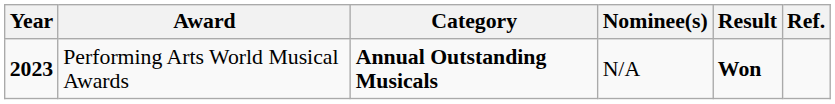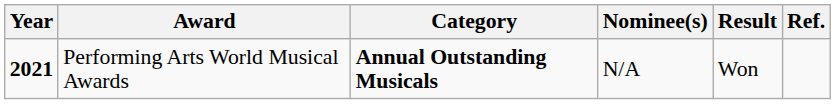(31, 68) 2023 -> (31, 68) 2021
(740, 68) bold -> (738, 68) normal
